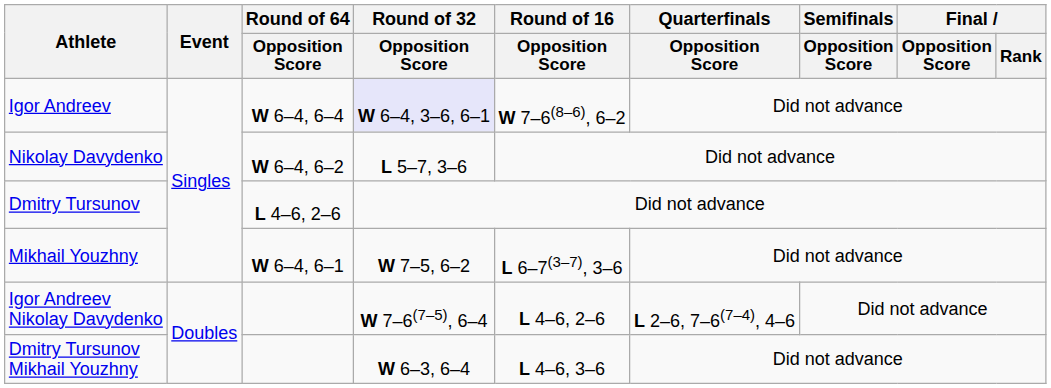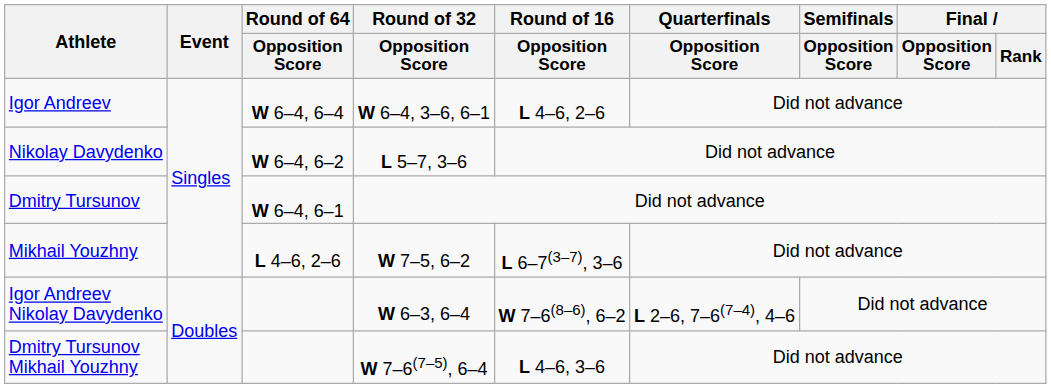(424, 116) lavender background -> (424, 113) no background
(562, 116) W 7–6(8–6), 6–2 -> (562, 113) L 4–6, 2–6
(298, 215) L 4–6, 2–6 -> (298, 210) W 6–4, 6–1
(298, 266) W 6–4, 6–1 -> (298, 261) L 4–6, 2–6
(424, 319) W 7–6(7–5), 6–4 -> (424, 314) W 6–3, 6–4
(562, 319) L 4–6, 2–6 -> (562, 314) W 7–6(8–6), 6–2
(424, 370) W 6–3, 6–4 -> (424, 367) W 7–6(7–5), 6–4
